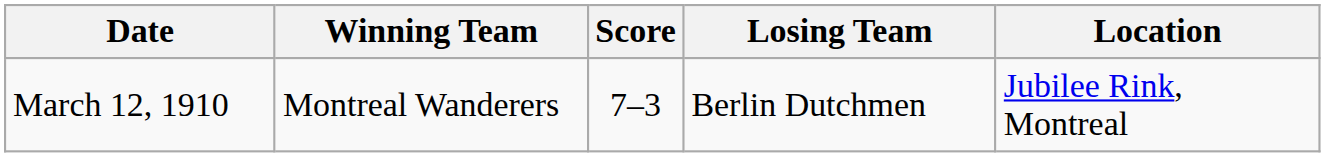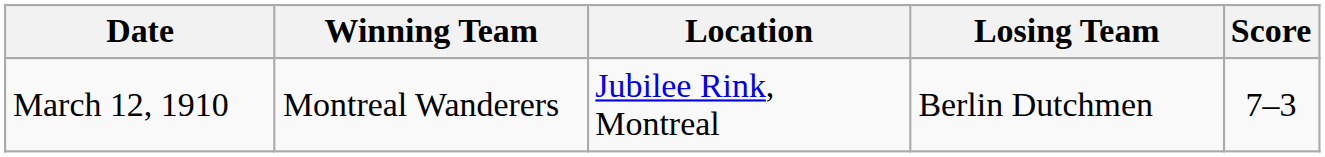columns swapped: (636, 31) <-> (1157, 31)
